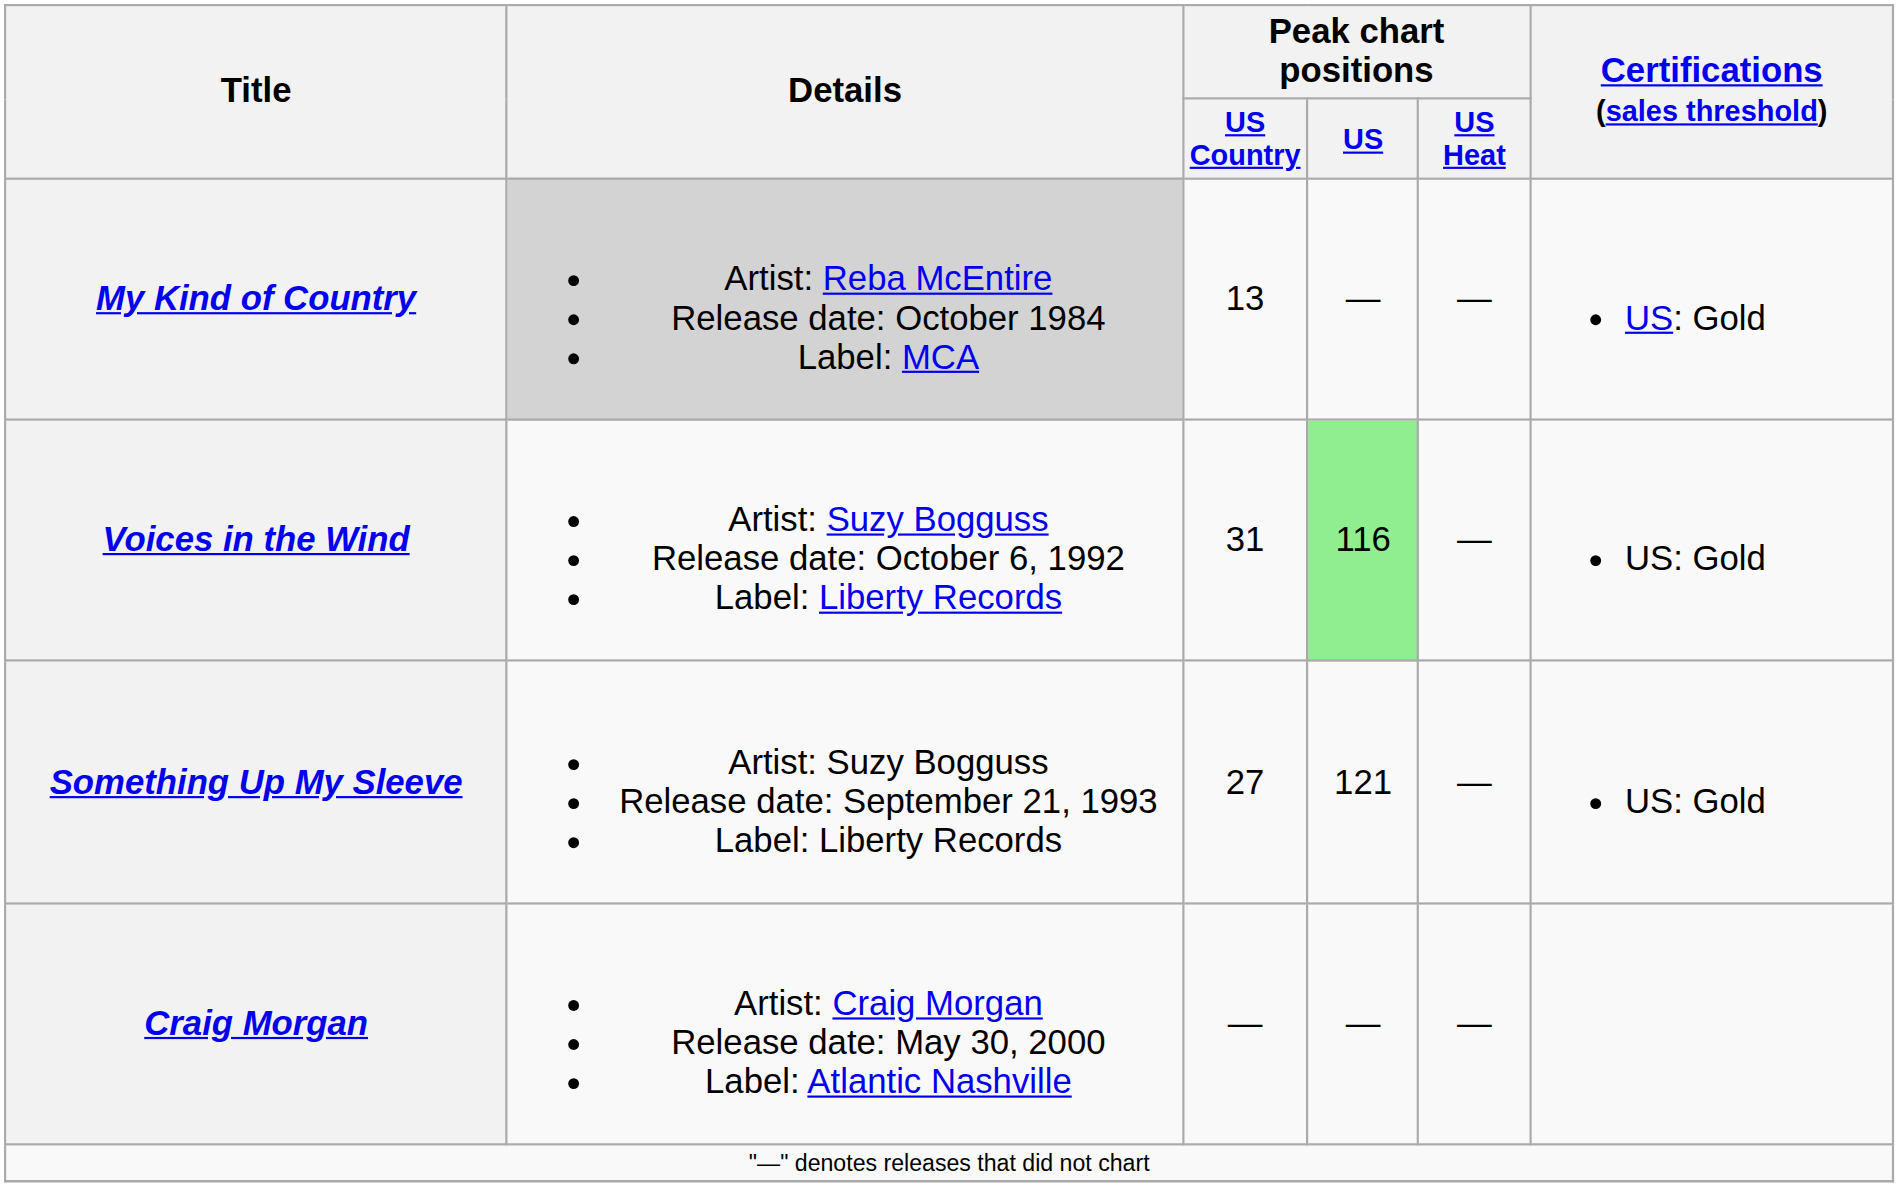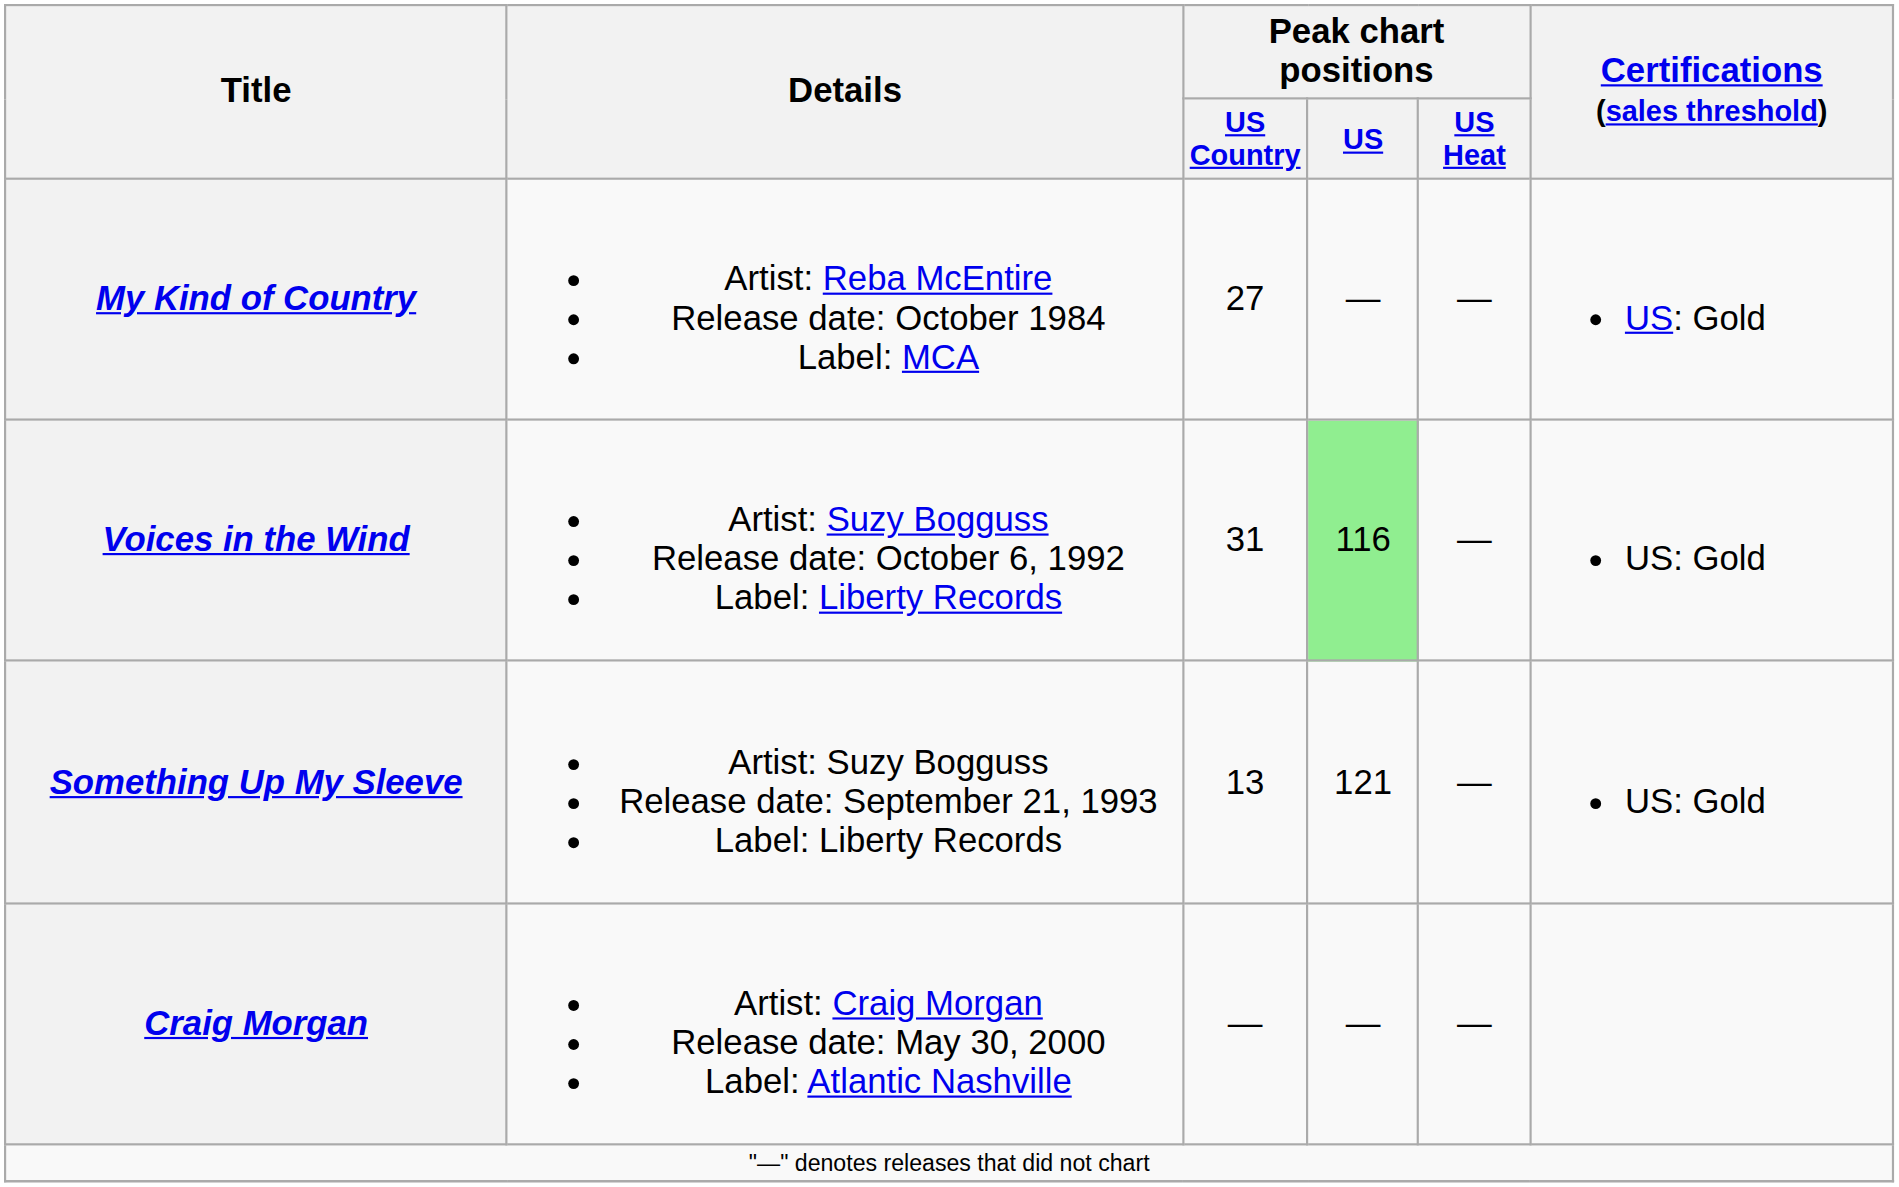(845, 318) lightgrey background -> (845, 318) no background
(1245, 298) 13 -> (1245, 298) 27
(1245, 781) 27 -> (1245, 781) 13
